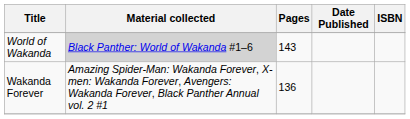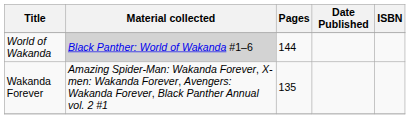(287, 47) 143 -> (287, 47) 144
(287, 87) 136 -> (287, 87) 135
